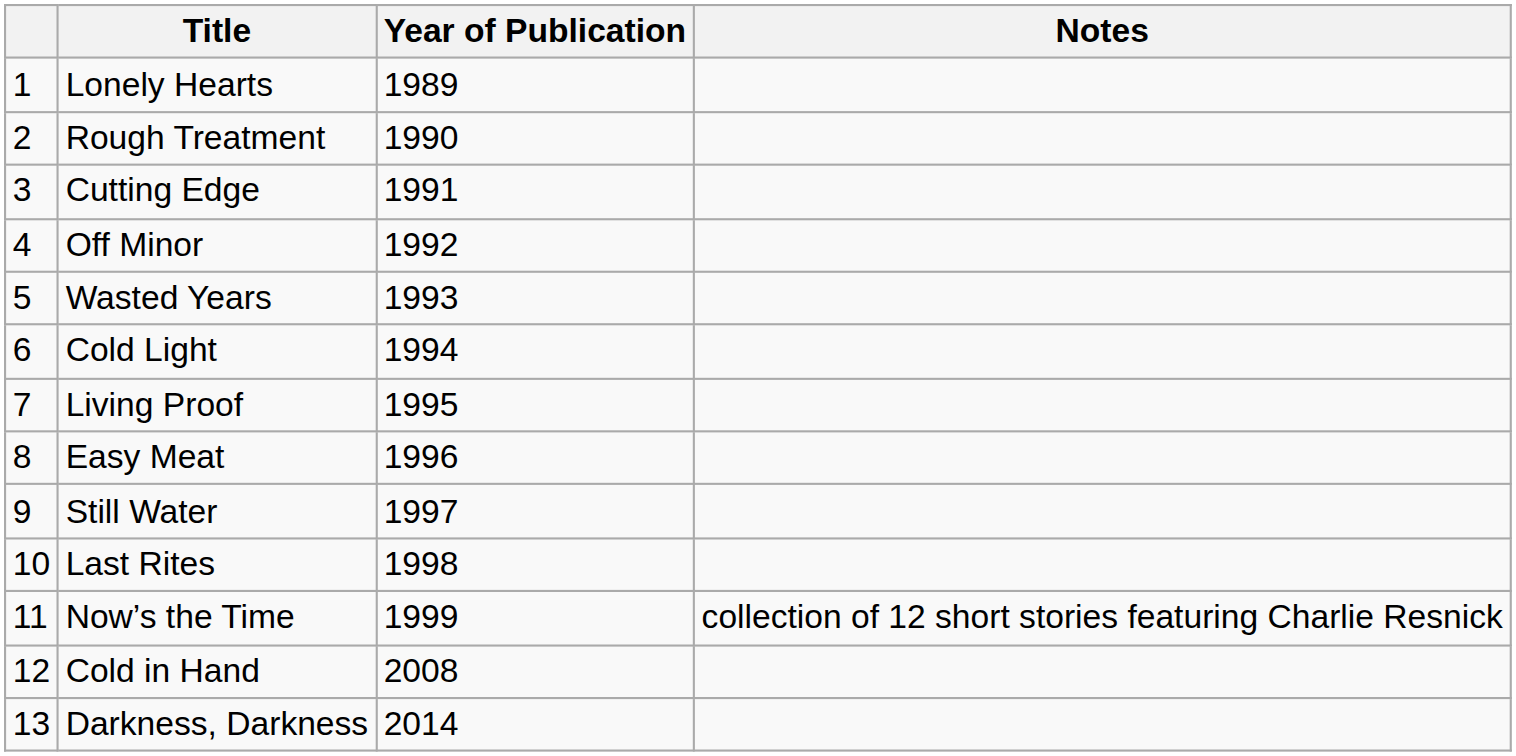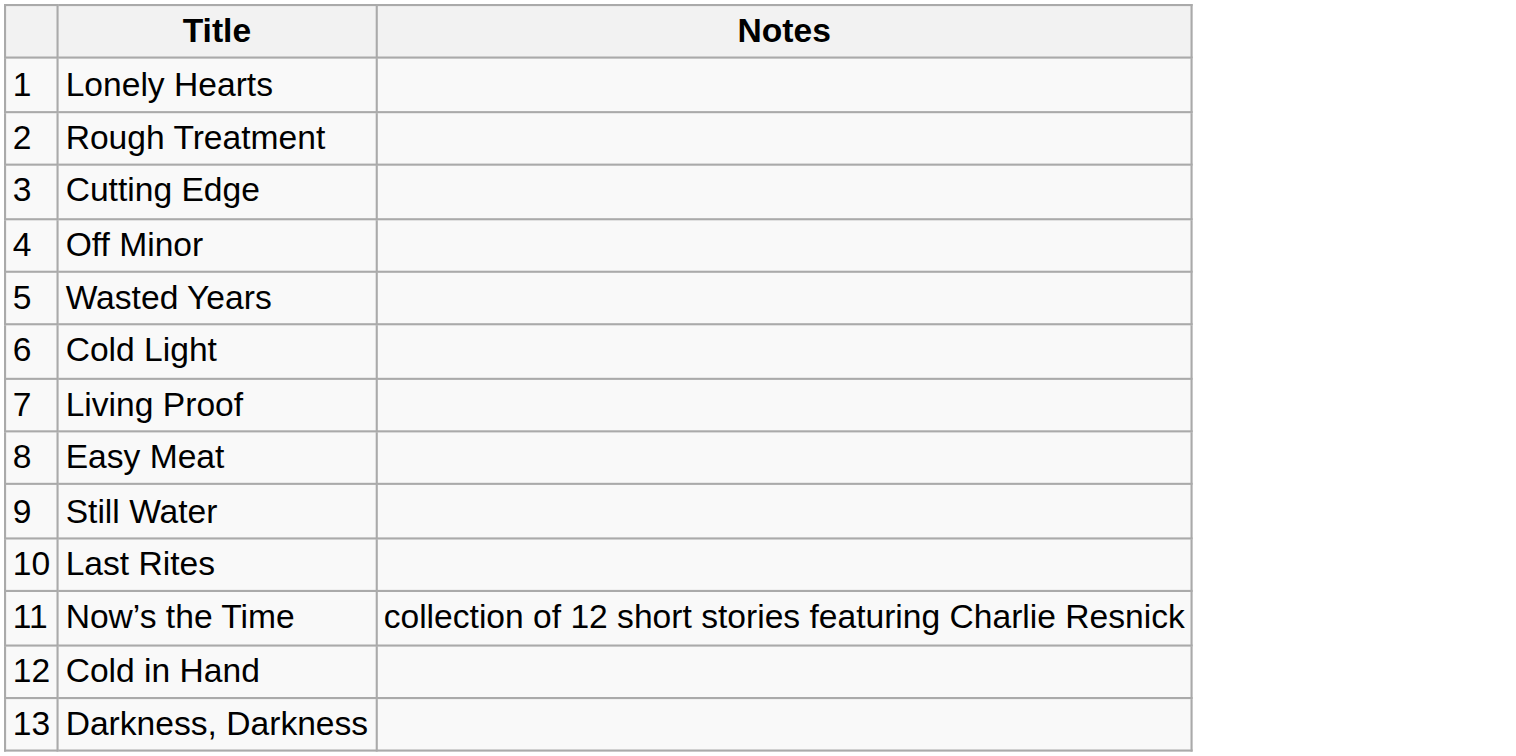- column: (535, 31)
